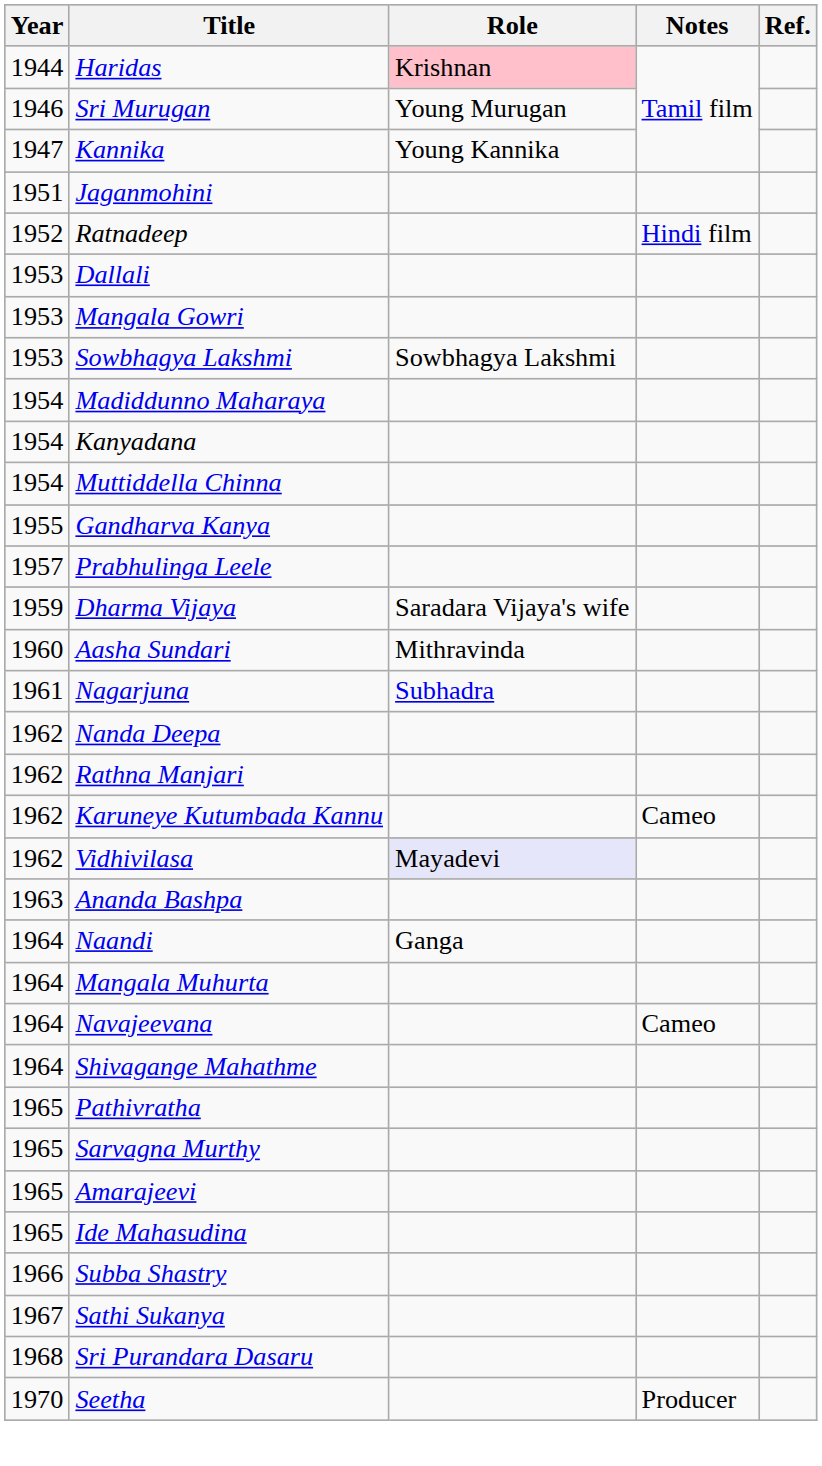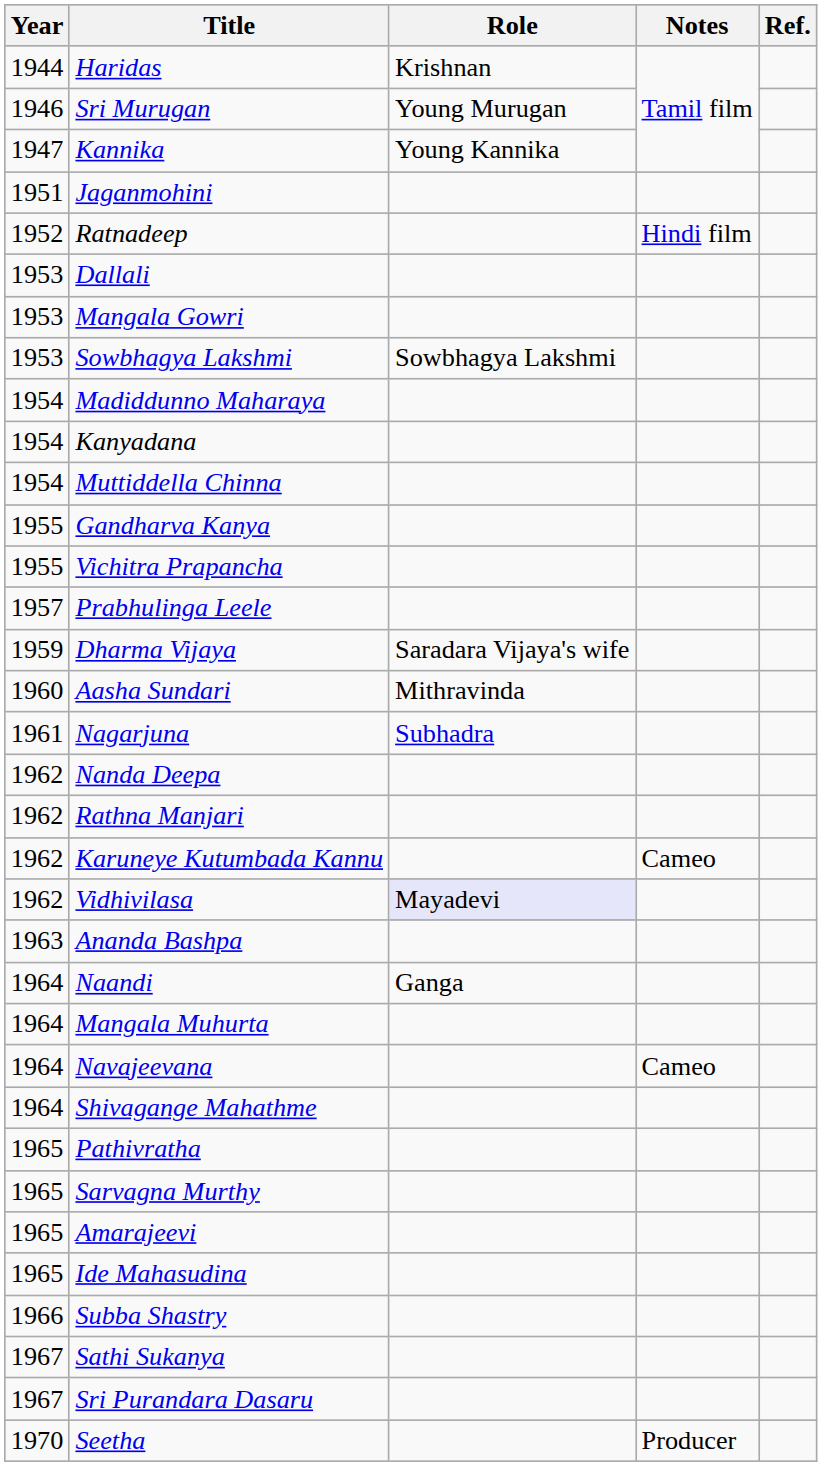(443, 66) pink background -> (443, 66) no background
+ row: (179, 566)
(37, 1356) 1968 -> (37, 1398) 1967
